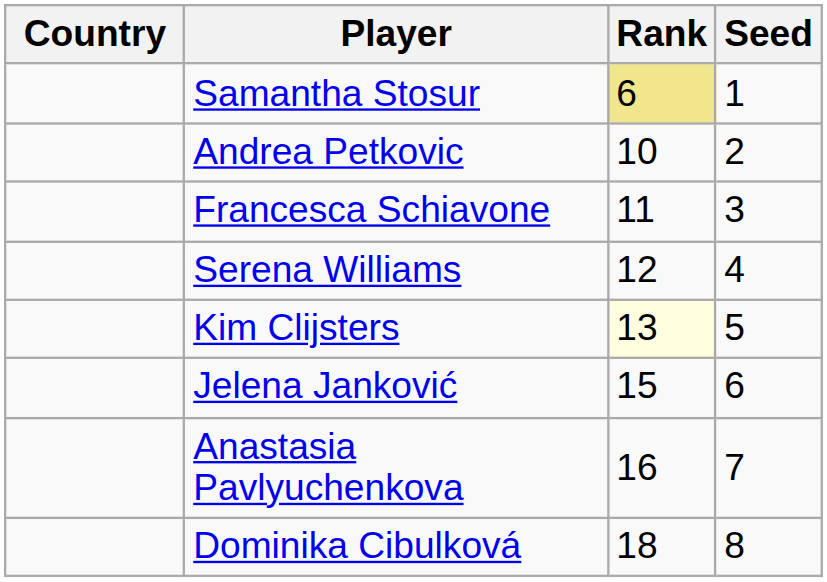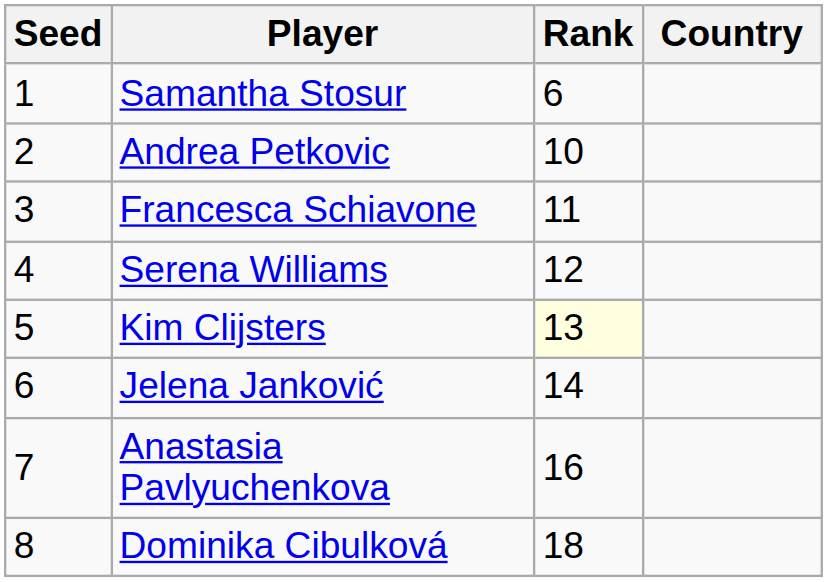columns swapped: (95, 33) <-> (769, 33)
(627, 92) khaki background -> (553, 92) no background
(637, 387) 15 -> (563, 387) 14
